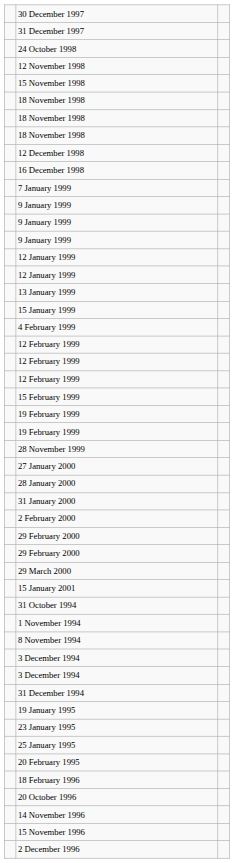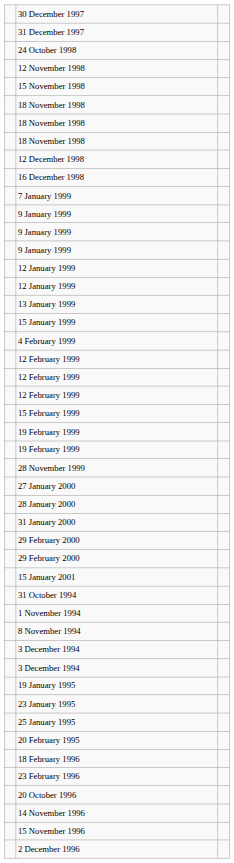- row: (10, 519)
- row: (10, 571)
- row: (10, 693)
+ row: (10, 777)
